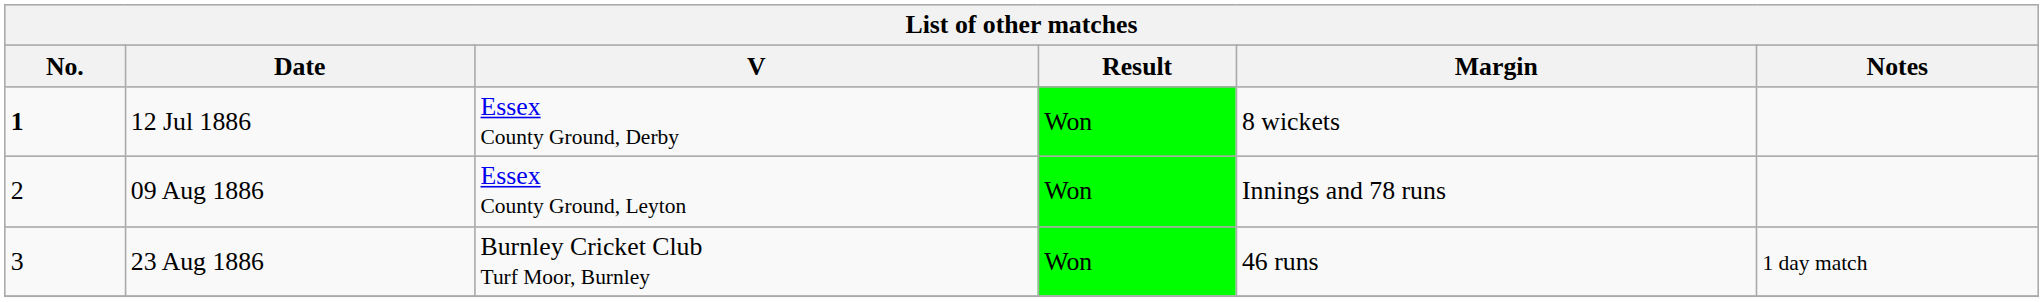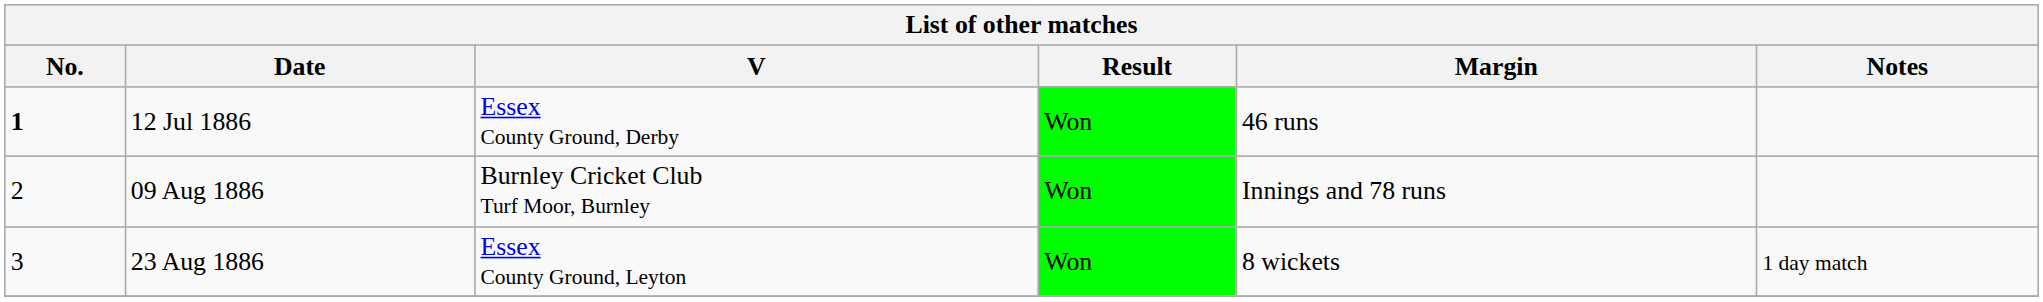(1291, 121) 8 wickets -> (1280, 121) 46 runs
(583, 190) Essex County Ground, Leyton -> (591, 190) Burnley Cricket Club Turf Moor, Burnley
(591, 260) Burnley Cricket Club Turf Moor, Burnley -> (583, 260) Essex County Ground, Leyton
(1280, 260) 46 runs -> (1291, 260) 8 wickets
